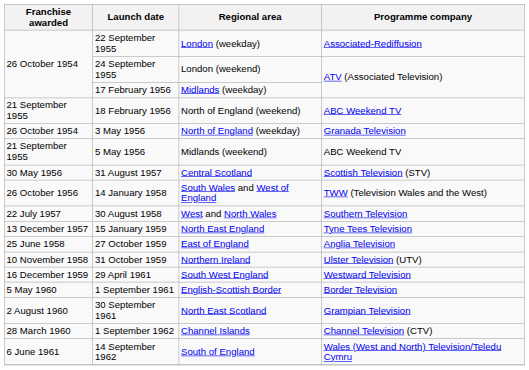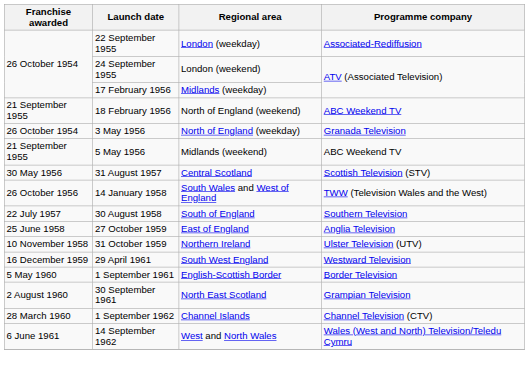(229, 213) West and North Wales -> (218, 213) South of England
- row: (131, 229)
(218, 351) South of England -> (229, 336) West and North Wales
